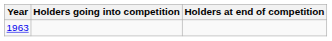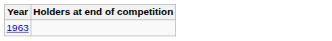- column: (107, 12)
